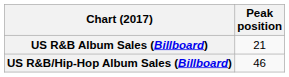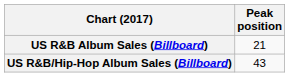(260, 63) 46 -> (260, 63) 43
